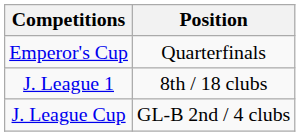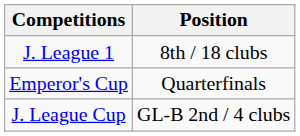rows swapped: (69, 83) <-> (69, 51)
